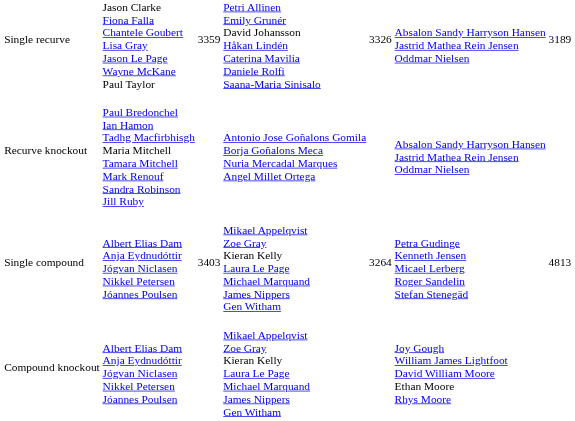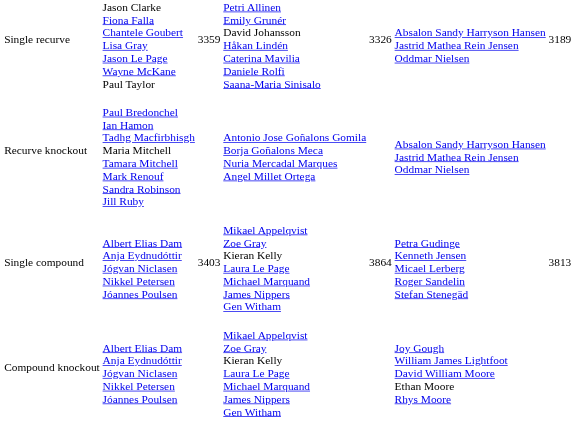(380, 262) 3264 -> (380, 262) 3864
(560, 262) 4813 -> (560, 262) 3813
